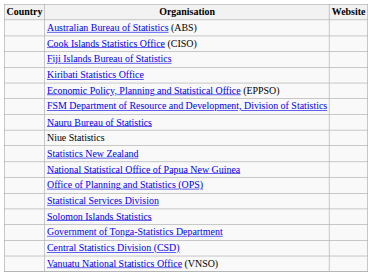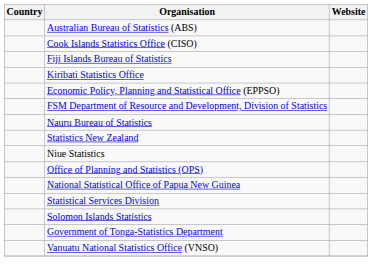rows swapped: (93, 153) <-> (76, 138)
rows swapped: (125, 185) <-> (144, 169)
- row: (113, 248)
